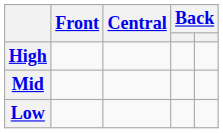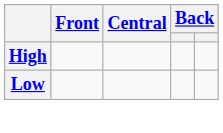- row: (28, 84)
